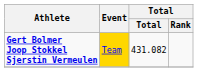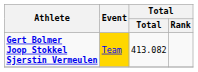(149, 50) 431.082 -> (149, 50) 413.082
